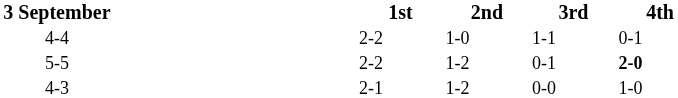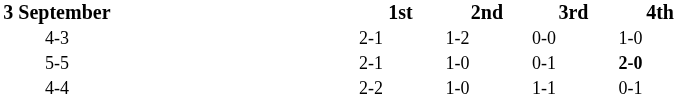rows swapped: (57, 38) <-> (57, 88)
(371, 63) 2-2 -> (371, 63) 2-1
(458, 63) 1-2 -> (458, 63) 1-0
